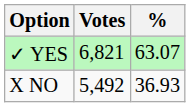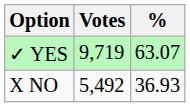(102, 53) 6,821 -> (102, 53) 9,719
